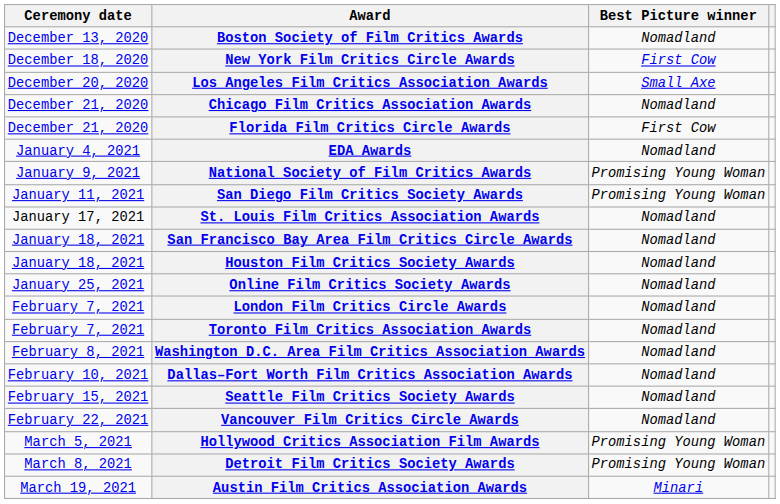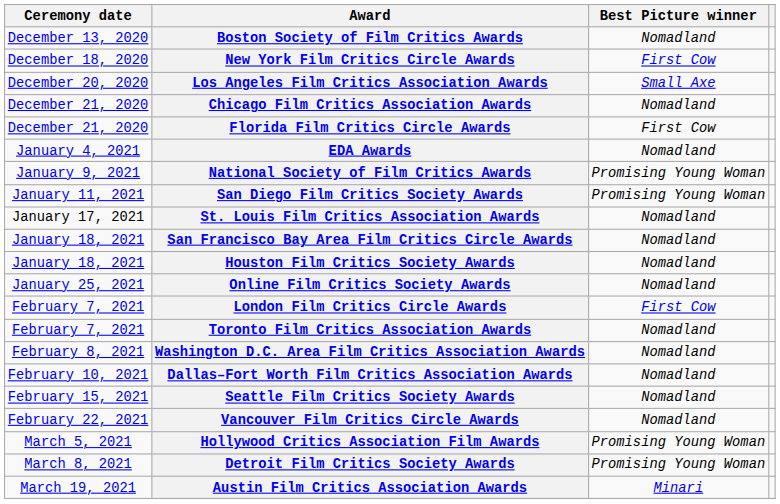(678, 308) Nomadland -> (678, 308) First Cow
